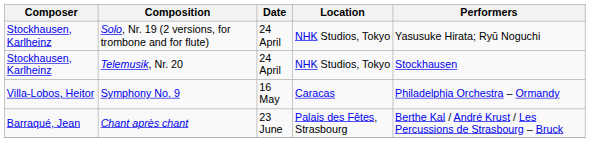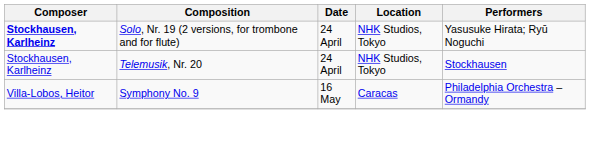(39, 36) normal -> (42, 36) bold
- row: (144, 123)
